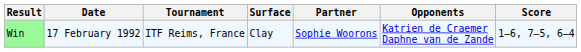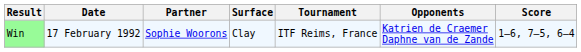columns swapped: (195, 12) <-> (336, 12)
